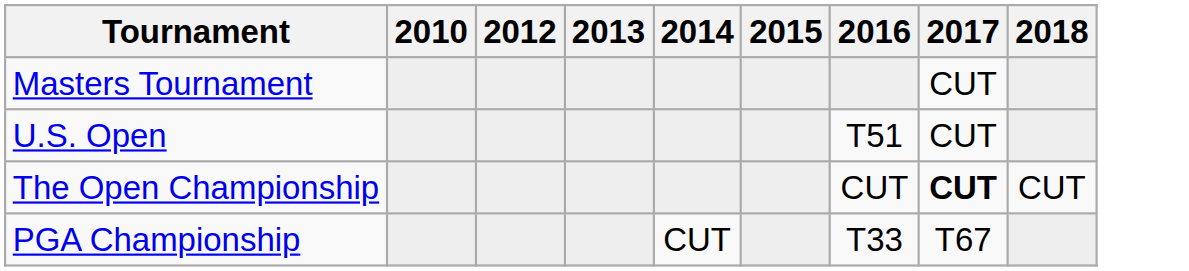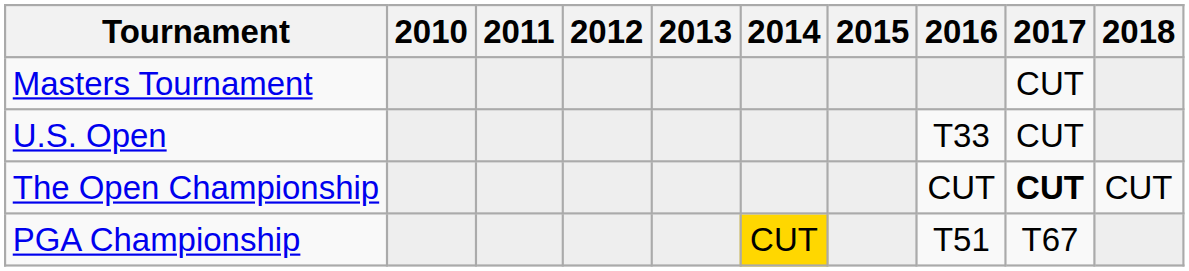+ column: (519, 31)
(874, 136) T51 -> (961, 136) T33
(697, 240) no background -> (784, 240) gold background
(874, 240) T33 -> (961, 240) T51
